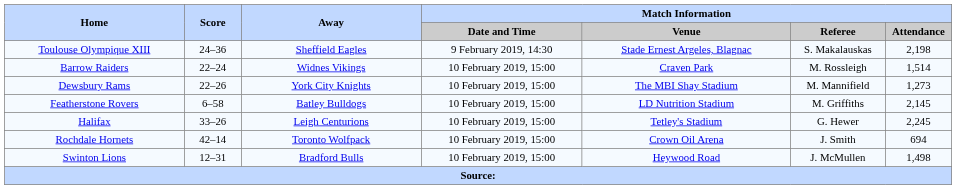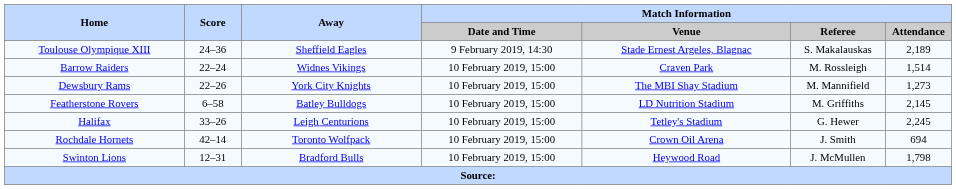(918, 49) 2,198 -> (918, 49) 2,189
(918, 157) 1,498 -> (918, 157) 1,798
